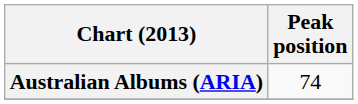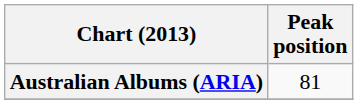(310, 81) 74 -> (310, 81) 81
